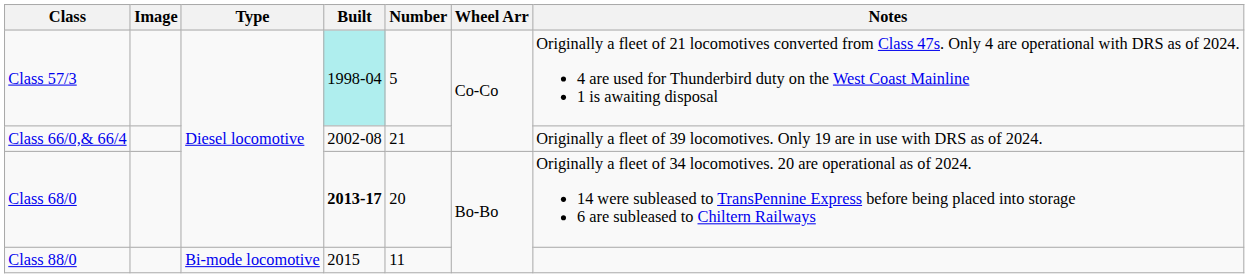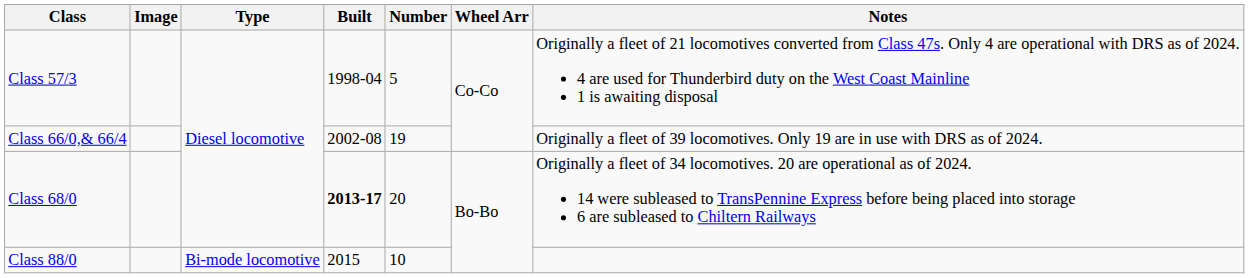(355, 78) paleturquoise background -> (355, 78) no background
(397, 138) 21 -> (397, 138) 19
(397, 259) 11 -> (397, 259) 10
